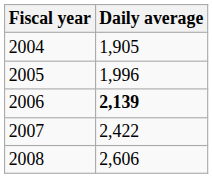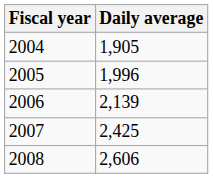(119, 103) bold -> (119, 103) normal
(119, 131) 2,422 -> (119, 131) 2,425
